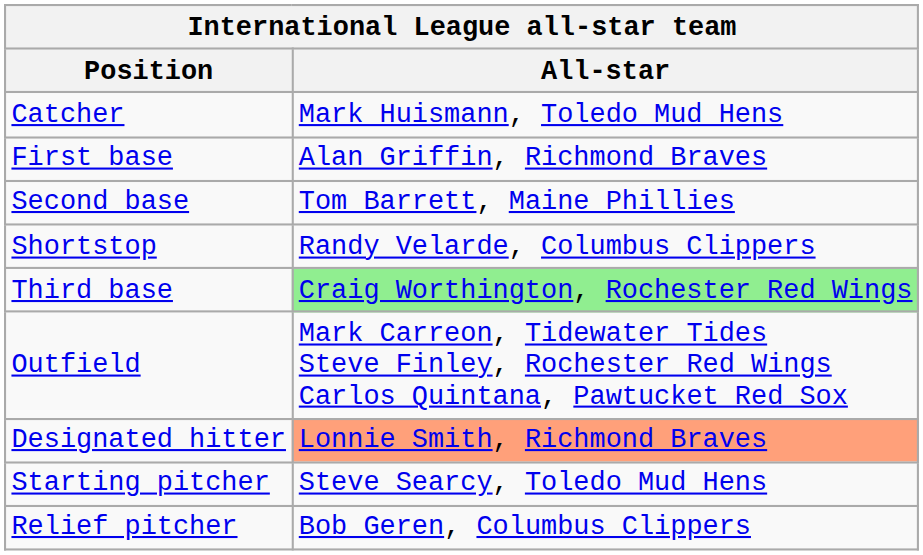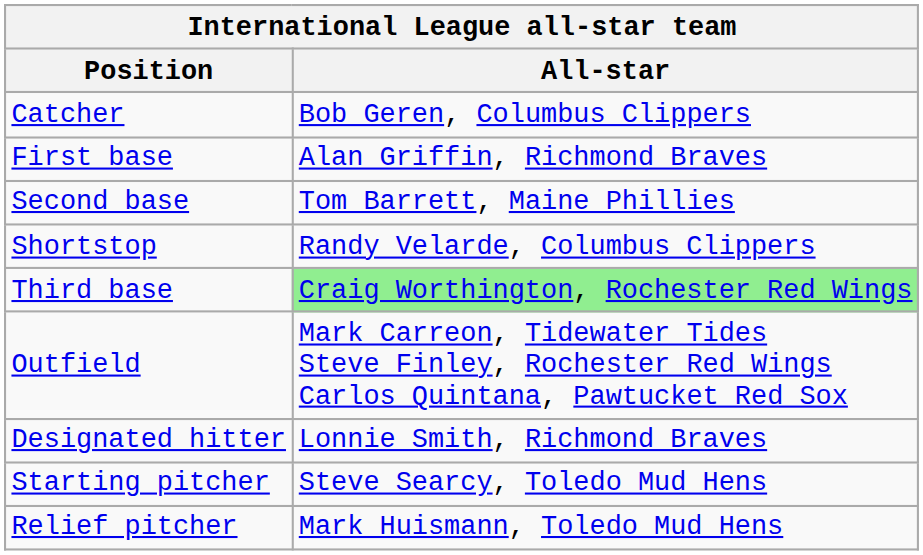(541, 115) Mark Huismann, Toledo Mud Hens -> (525, 115) Bob Geren, Columbus Clippers
(533, 440) lightsalmon background -> (533, 440) no background
(525, 528) Bob Geren, Columbus Clippers -> (541, 528) Mark Huismann, Toledo Mud Hens
